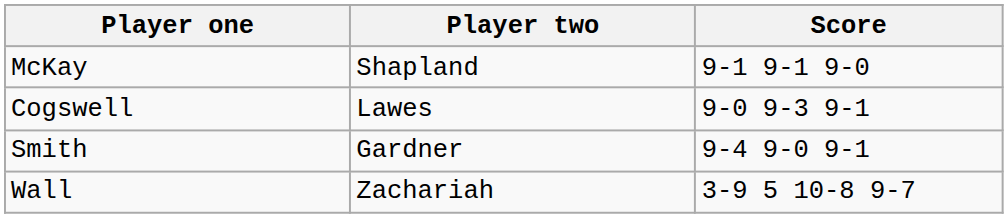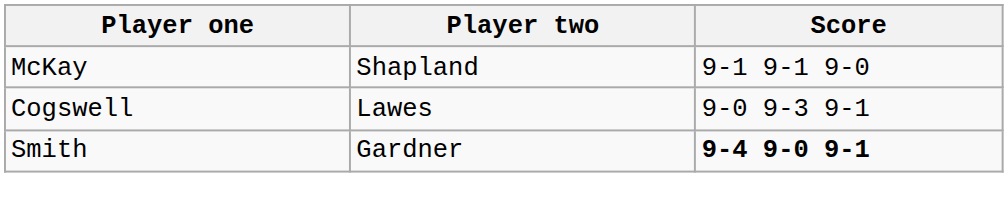(786, 150) normal -> (786, 150) bold
- row: (42, 192)
